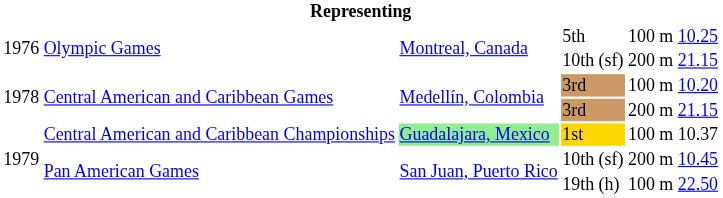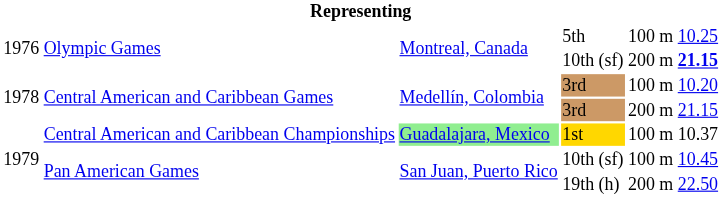(698, 60) normal -> (698, 60) bold
(651, 159) 200 m -> (651, 159) 100 m
(651, 183) 100 m -> (651, 183) 200 m
